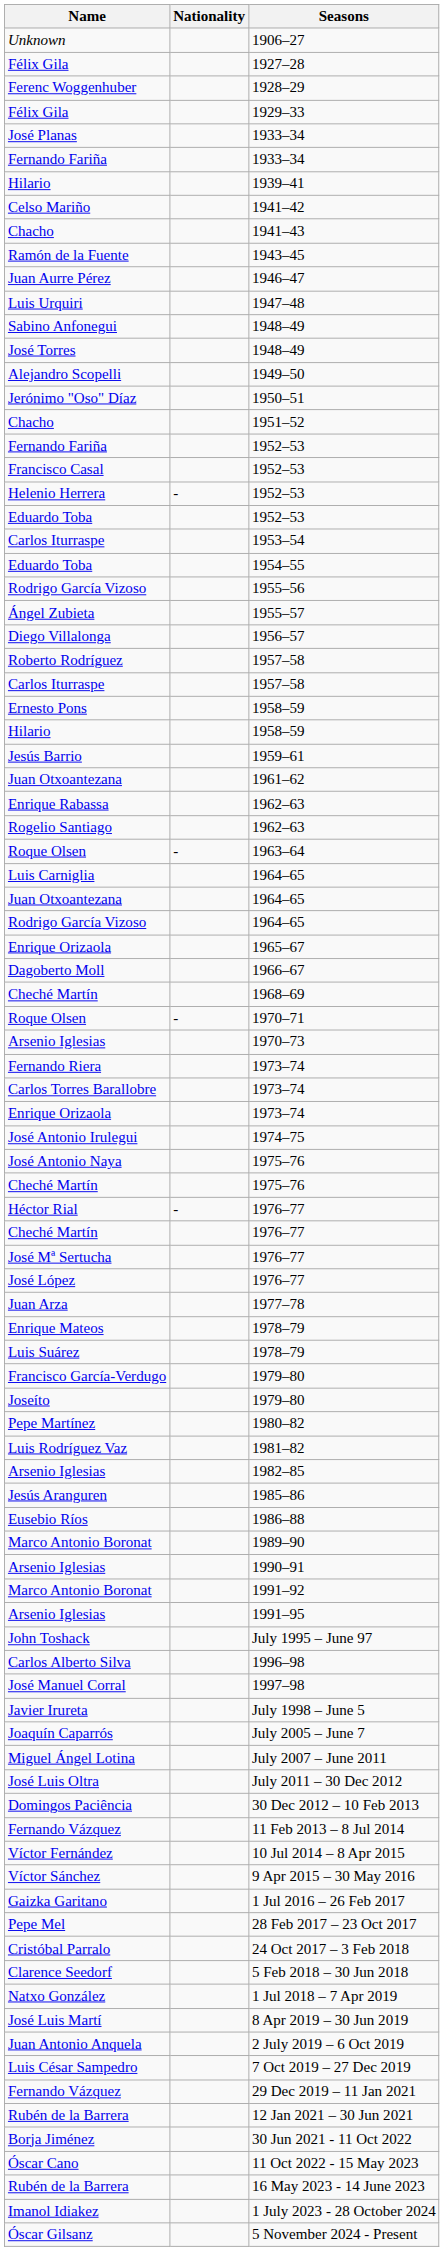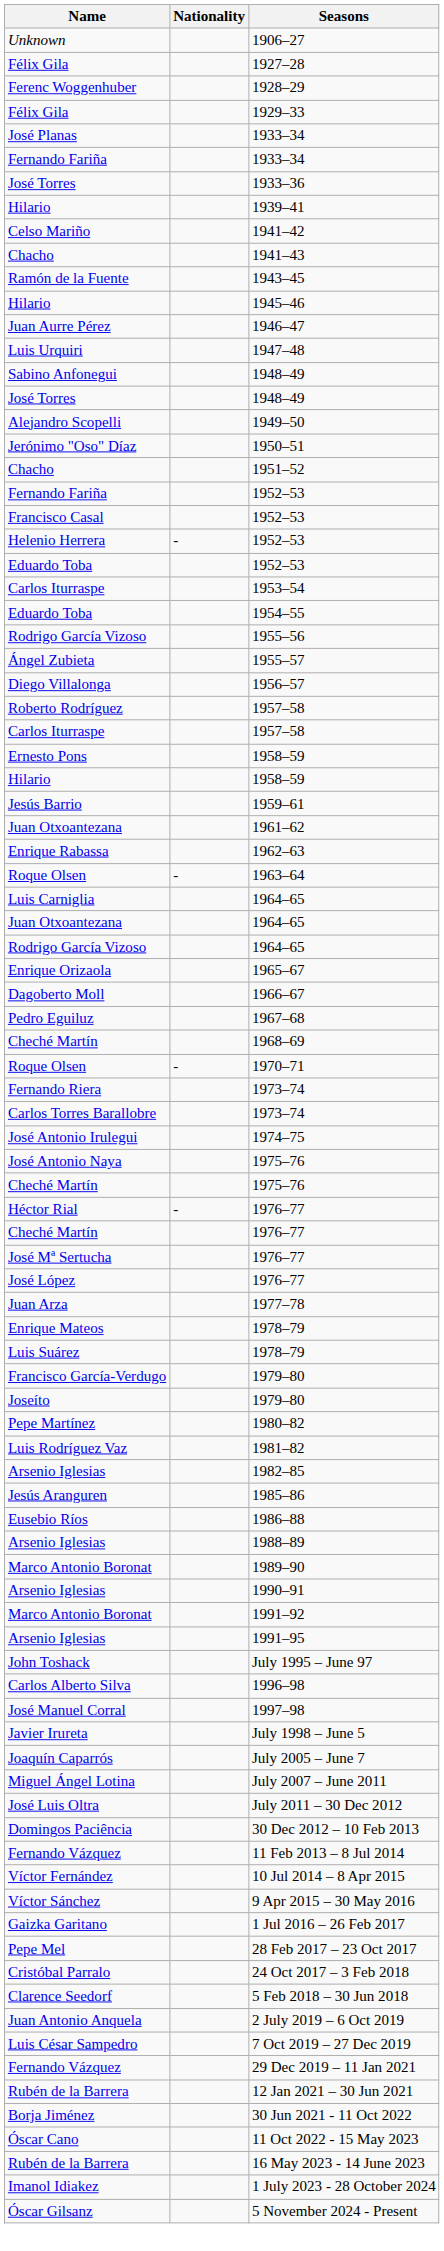+ row: (42, 183)
+ row: (29, 302)
- row: (60, 827)
+ row: (51, 1018)
- row: (57, 1042)
- row: (60, 1113)
+ row: (57, 1542)
- row: (57, 1996)
- row: (55, 2020)
